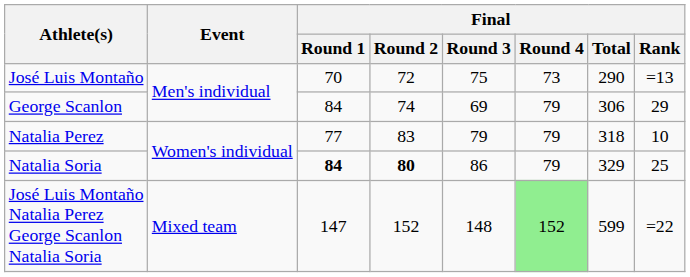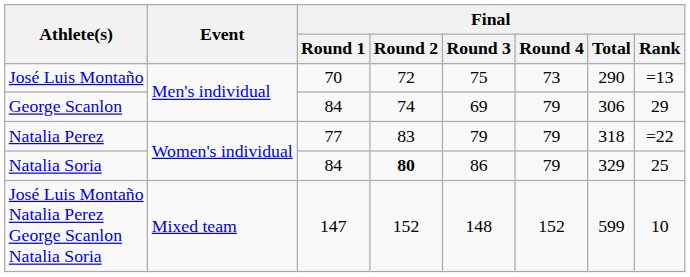(660, 136) 10 -> (660, 136) =22
(333, 165) bold -> (333, 165) normal
(552, 226) lightgreen background -> (552, 226) no background
(660, 226) =22 -> (660, 226) 10
